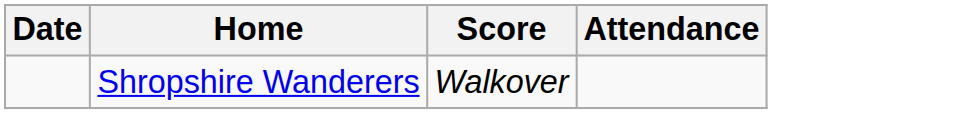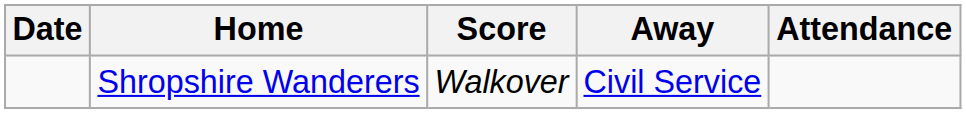+ column: (672, 30)
